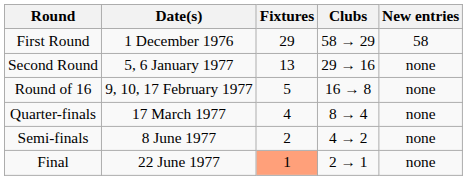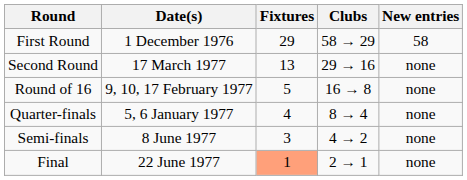(179, 65) 5, 6 January 1977 -> (179, 65) 17 March 1977
(179, 114) 17 March 1977 -> (179, 114) 5, 6 January 1977
(287, 138) 2 -> (287, 138) 3
